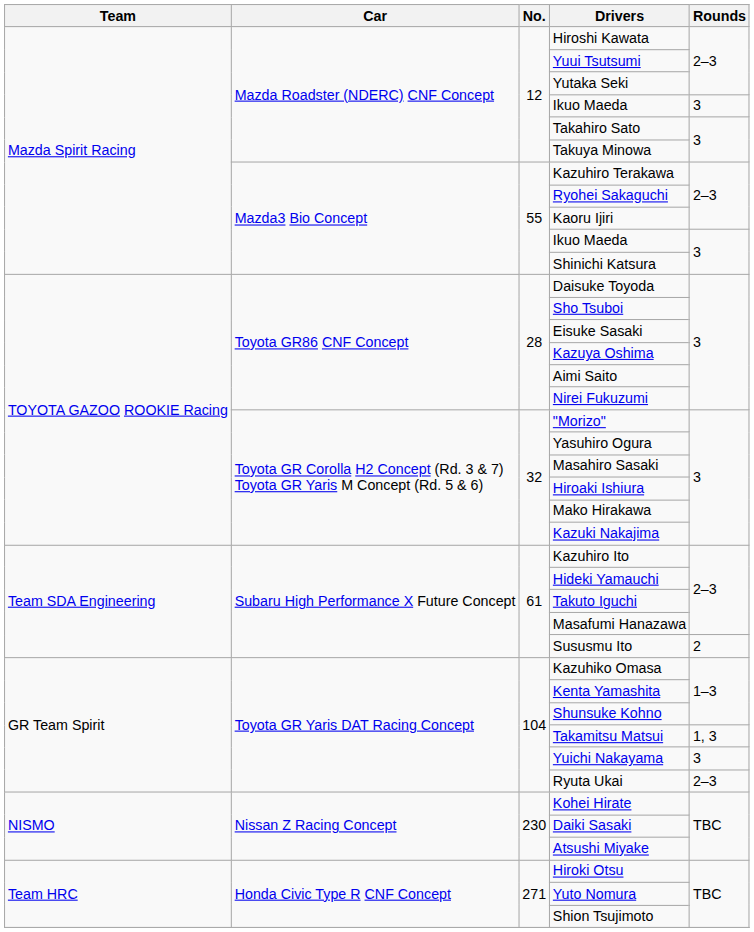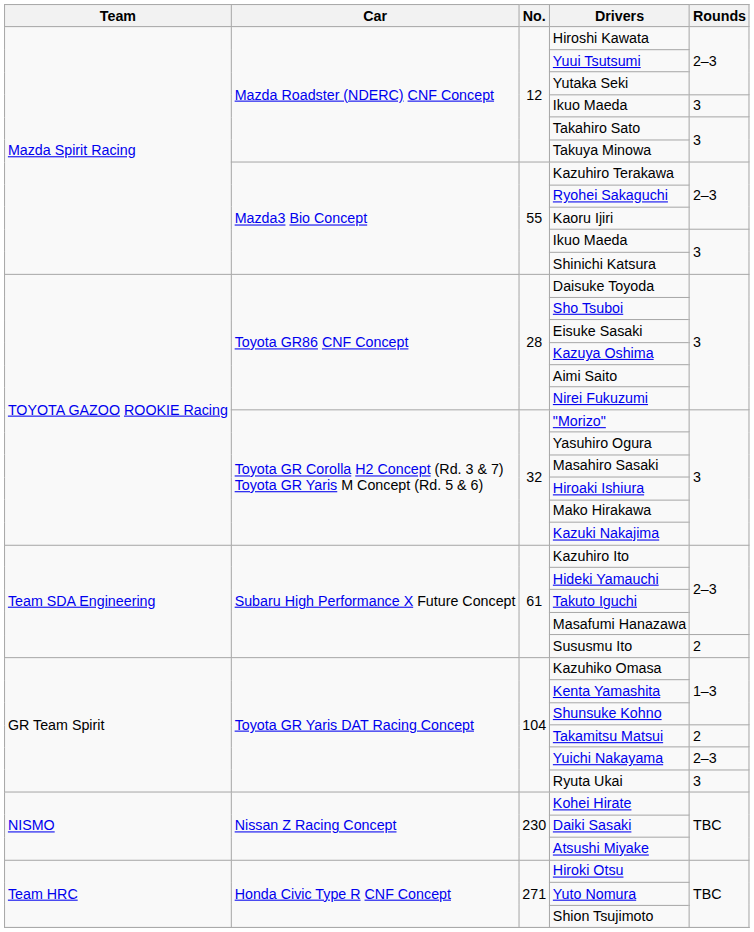(705, 736) 1, 3 -> (697, 736) 2
(697, 758) 3 -> (705, 758) 2–3
(705, 781) 2–3 -> (697, 781) 3
